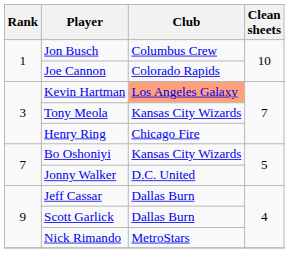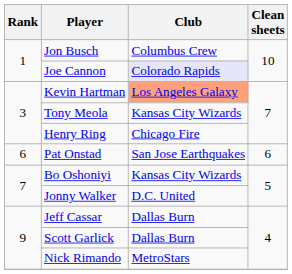(176, 71) no background -> (176, 71) lavender background
+ row: (73, 154)
